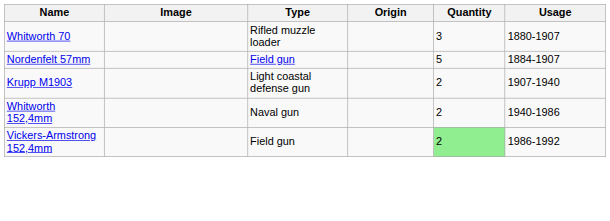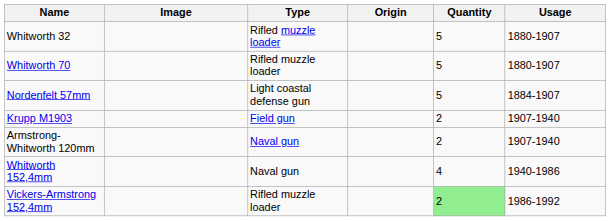+ row: (39, 36)
(439, 36) 3 -> (439, 65) 5
(272, 59) Field gun -> (281, 95) Light coastal defense gun
(281, 83) Light coastal defense gun -> (272, 118) Field gun
+ row: (51, 142)
(439, 112) 2 -> (439, 171) 4
(272, 142) Field gun -> (283, 201) Rifled muzzle loader
